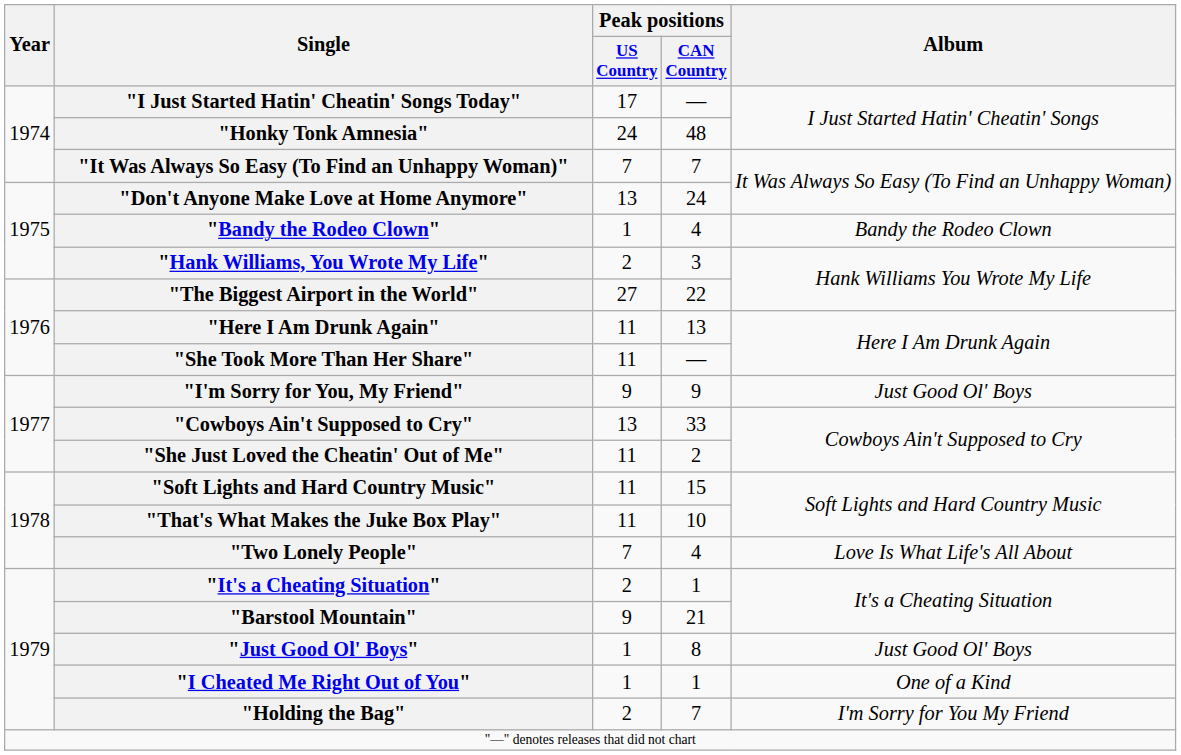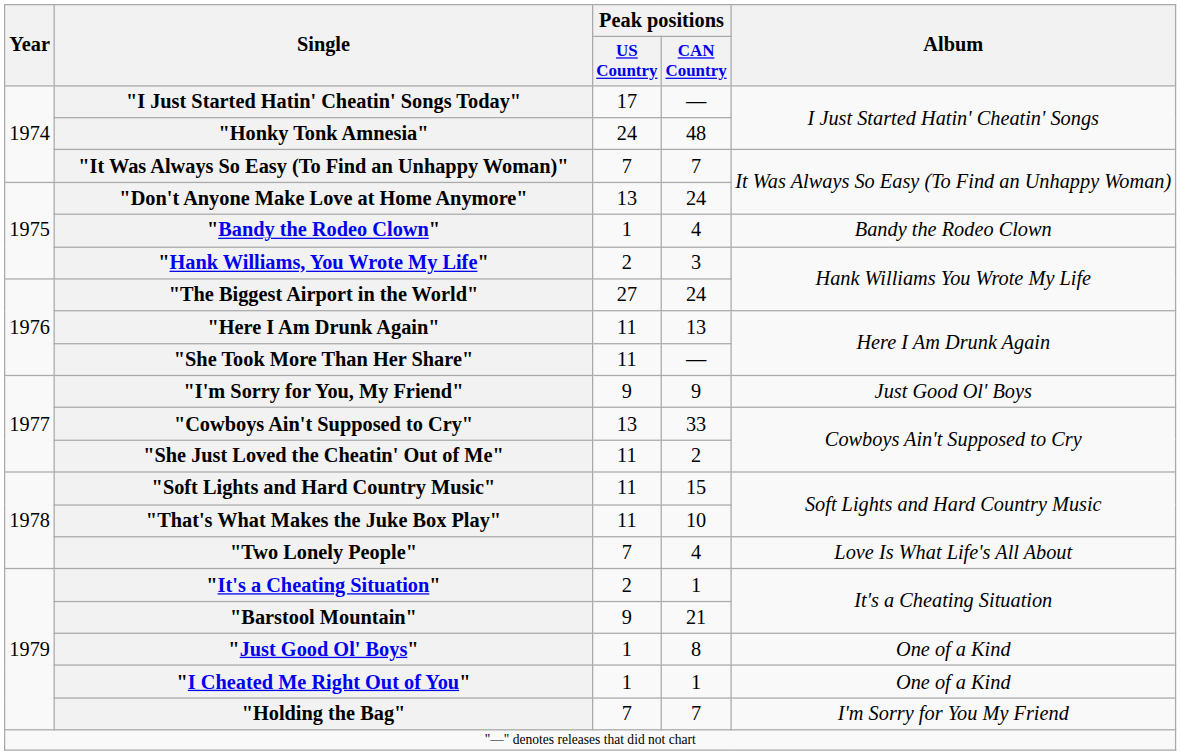(696, 294) 22 -> (696, 294) 24
(953, 649) Just Good Ol' Boys -> (953, 649) One of a Kind
(627, 713) 2 -> (627, 713) 7
